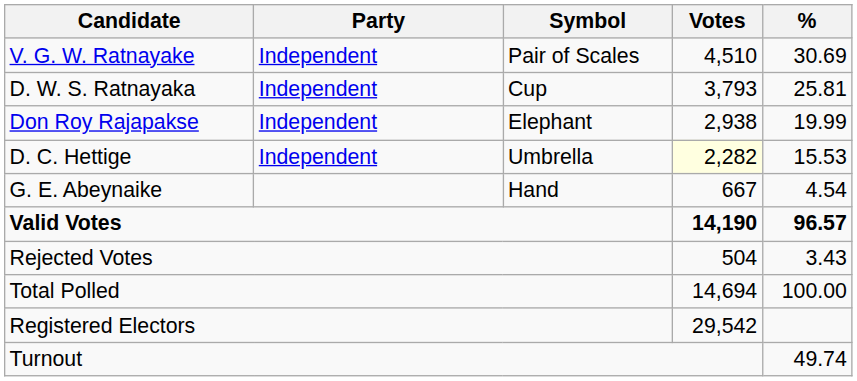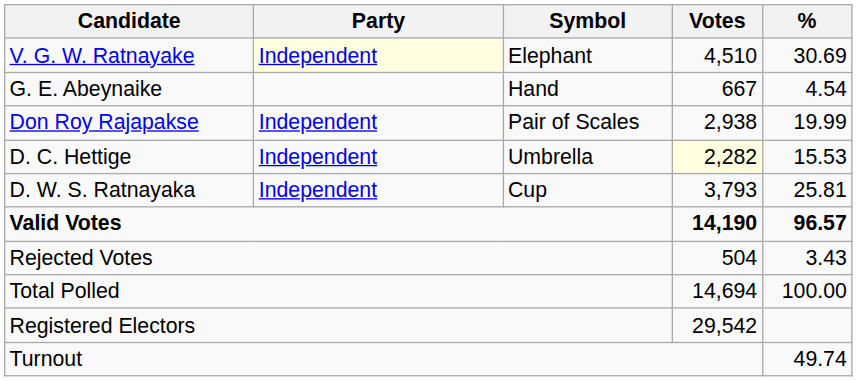(318, 55) no background -> (318, 55) lightyellow background
(574, 55) Pair of Scales -> (550, 55) Elephant
rows swapped: (102, 88) <-> (86, 190)
(550, 122) Elephant -> (574, 122) Pair of Scales
